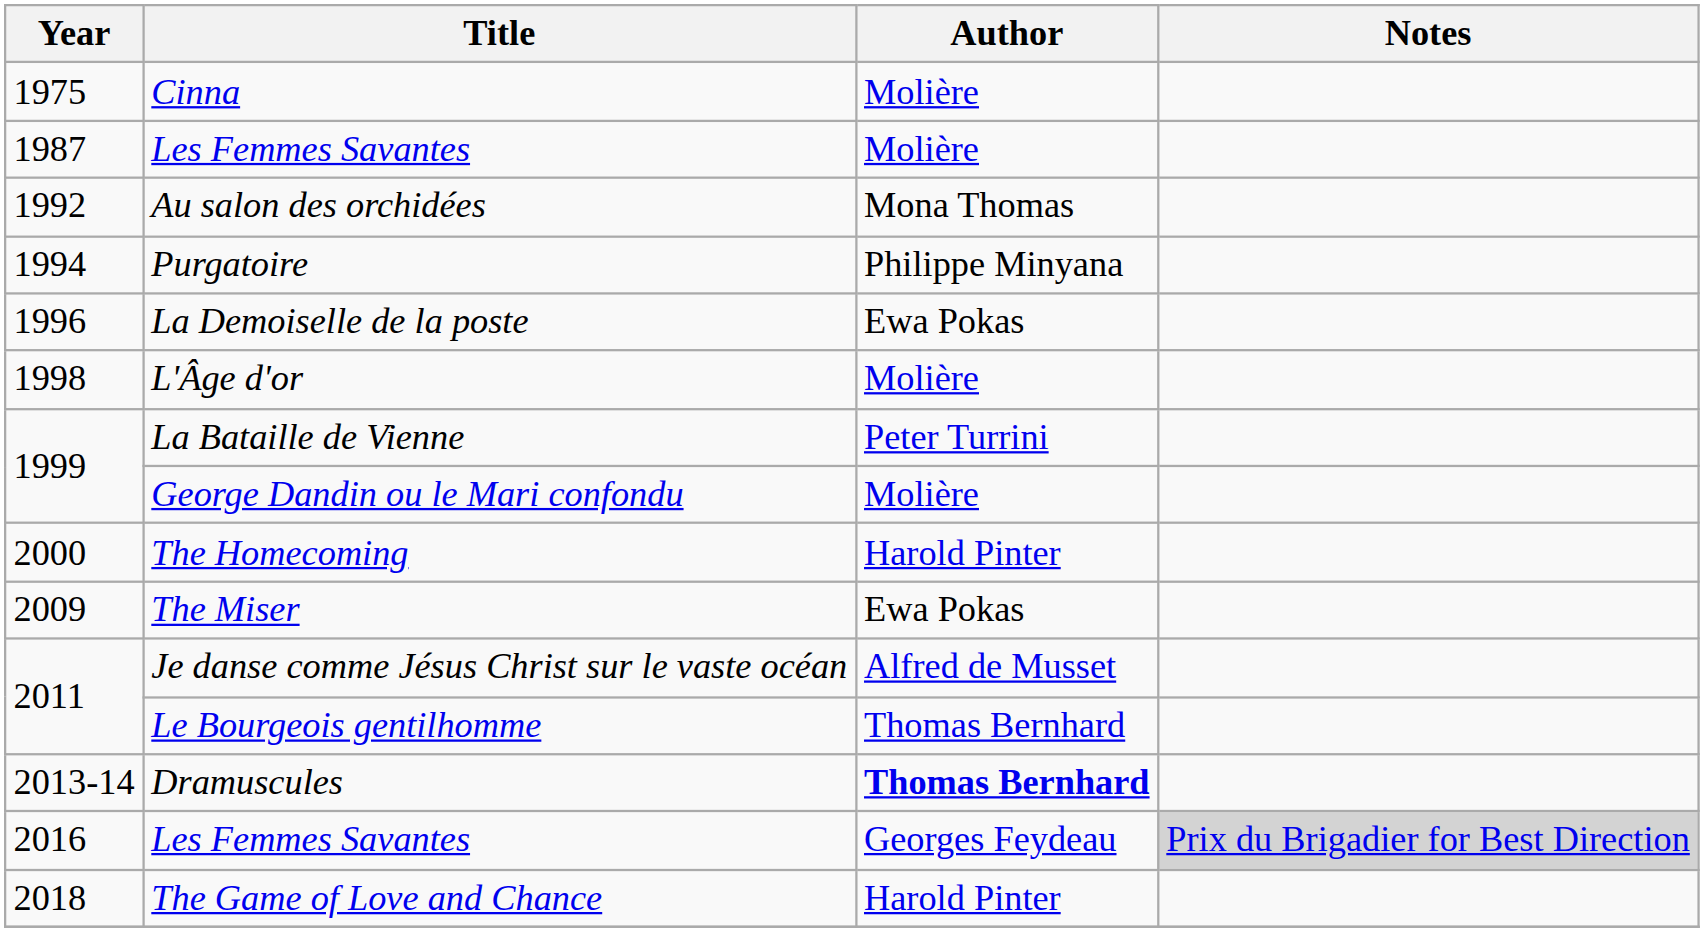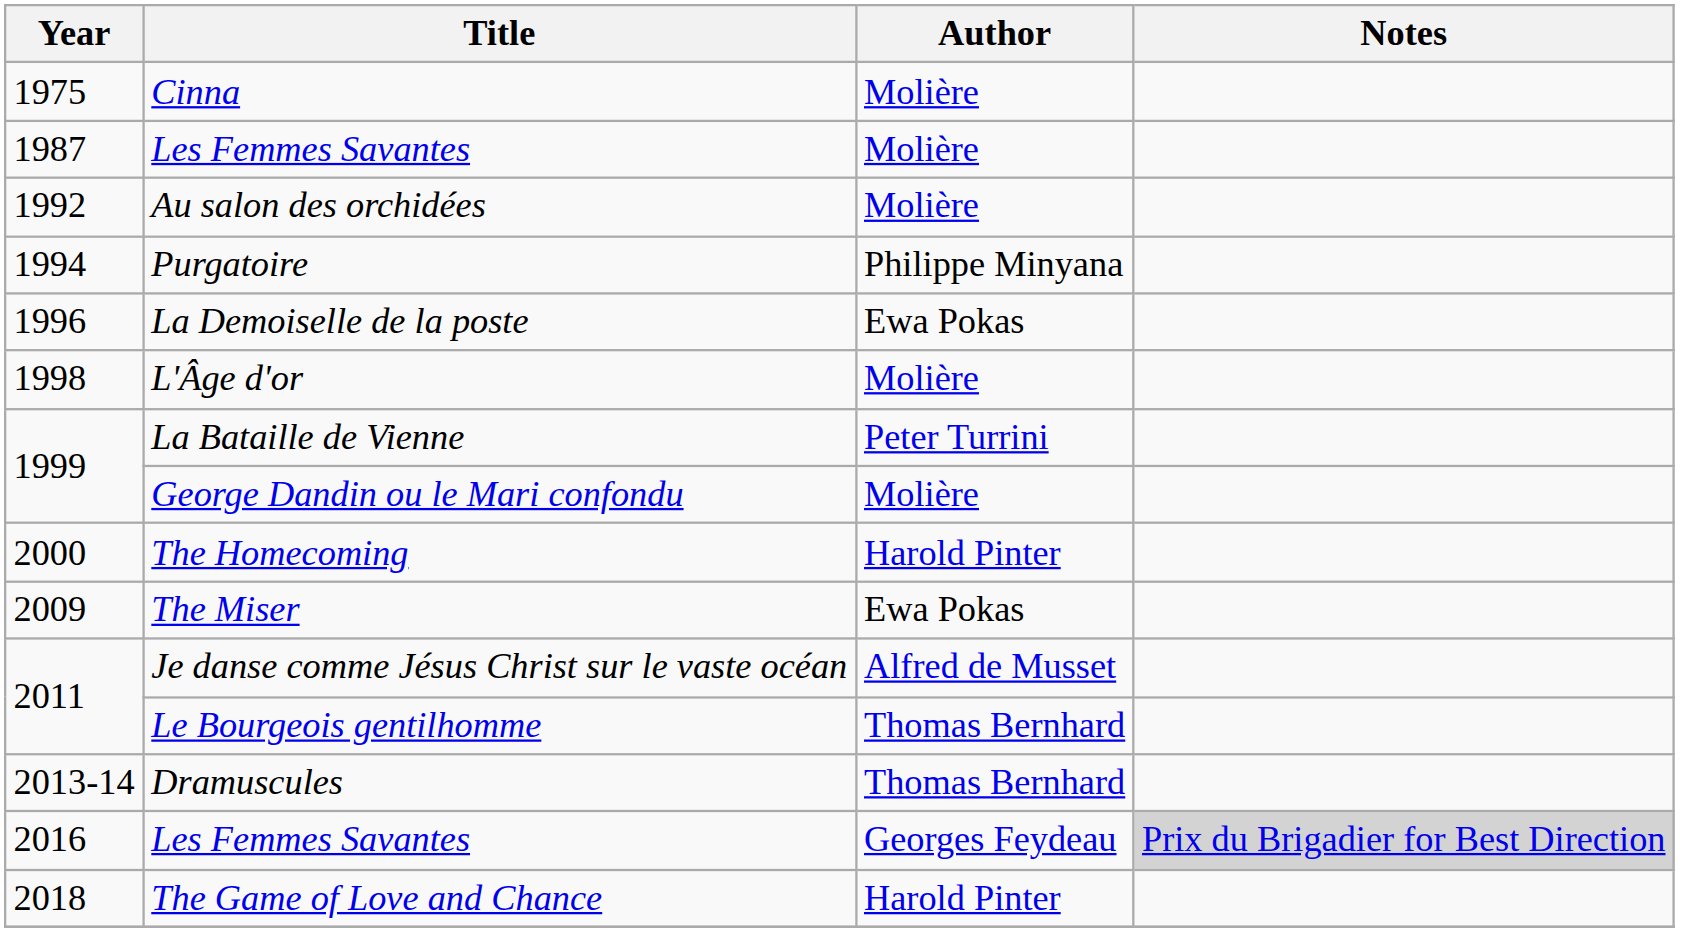(969, 206) Mona Thomas -> (922, 206) Molière
(1007, 782) bold -> (995, 782) normal
